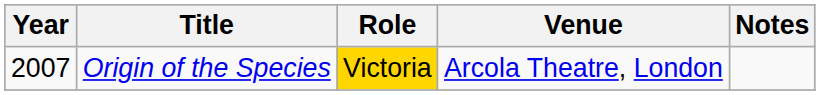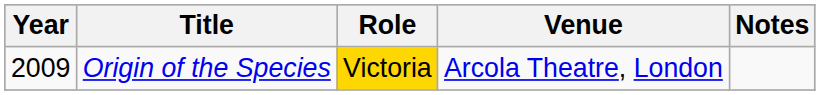(41, 68) 2007 -> (41, 68) 2009
